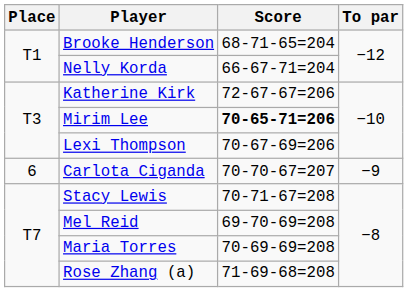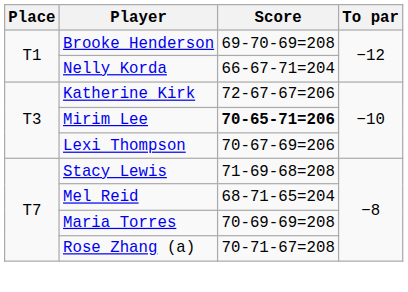(278, 43) 68-71-65=204 -> (278, 43) 69-70-69=208
- row: (134, 171)
(278, 197) 70-71-67=208 -> (278, 171) 71-69-68=208
(278, 223) 69-70-69=208 -> (278, 197) 68-71-65=204
(278, 274) 71-69-68=208 -> (278, 248) 70-71-67=208
